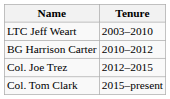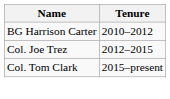- row: (42, 31)
